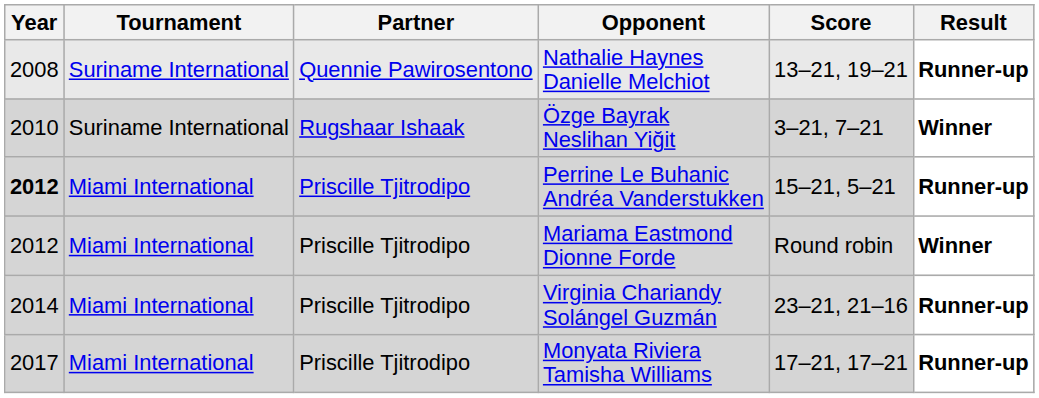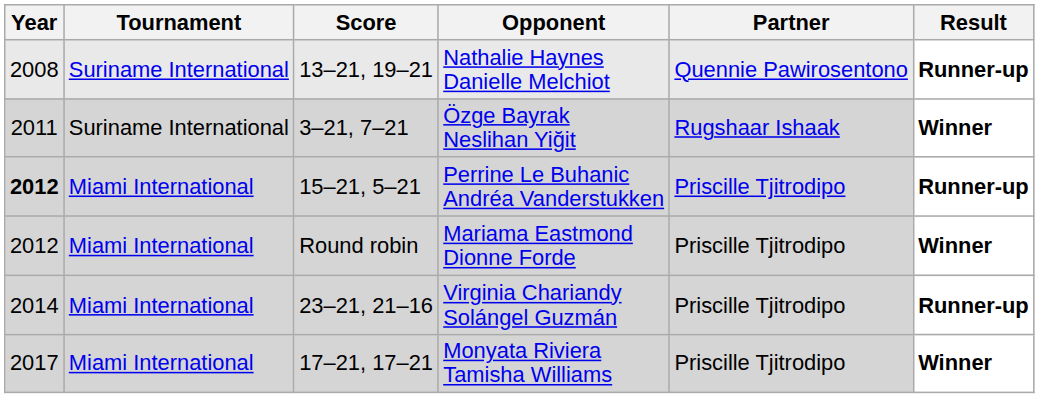columns swapped: (416, 22) <-> (841, 22)
(34, 128) 2010 -> (34, 128) 2011
(973, 364) Runner-up -> (955, 364) Winner
